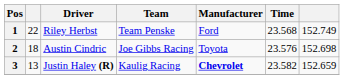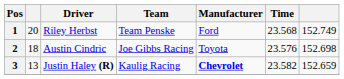(33, 31) 22 -> (33, 31) 20
